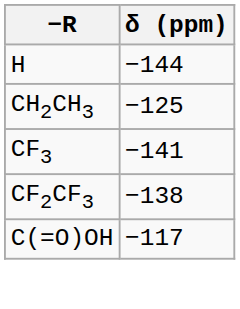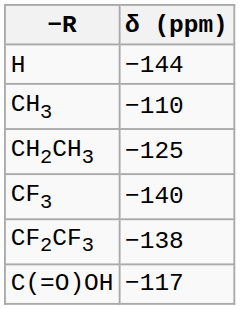+ row: (32, 107)
(154, 152) −141 -> (154, 196) −140
